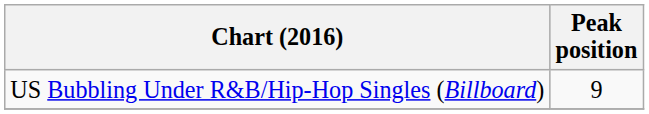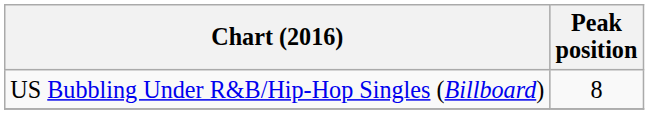(596, 89) 9 -> (596, 89) 8
